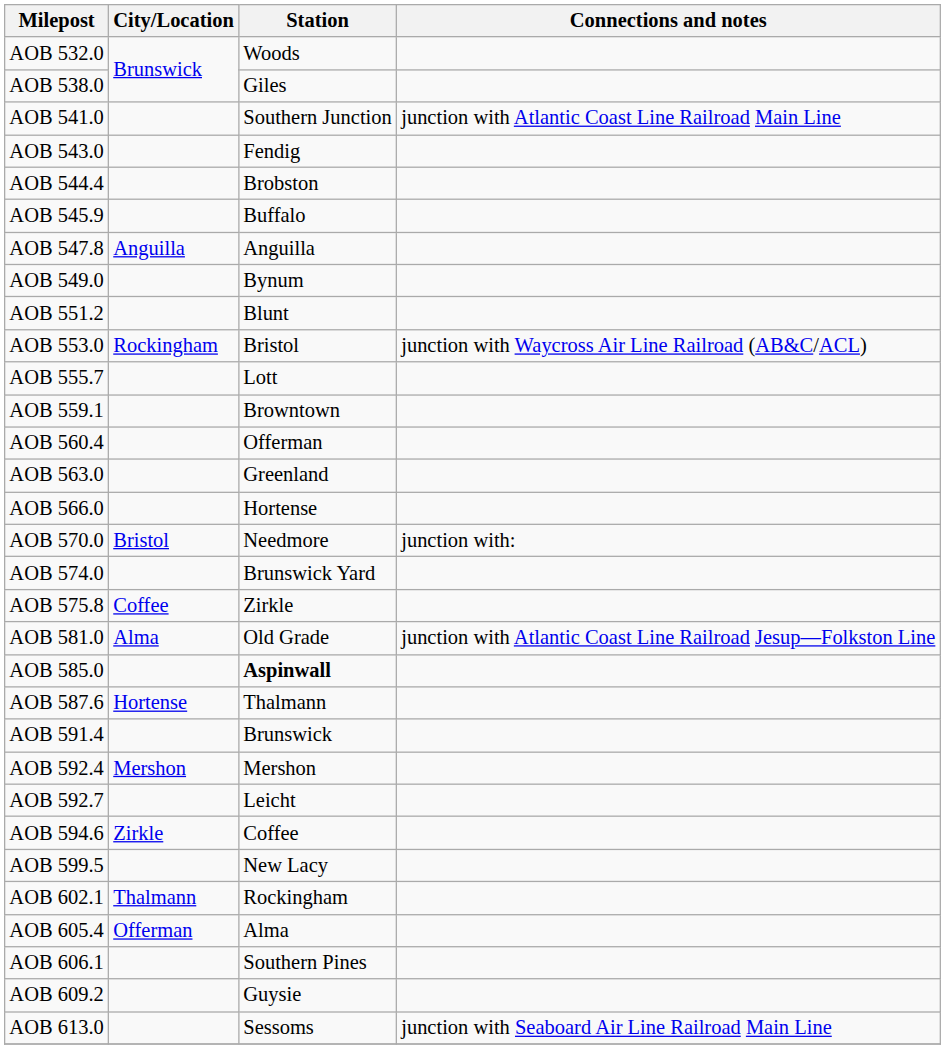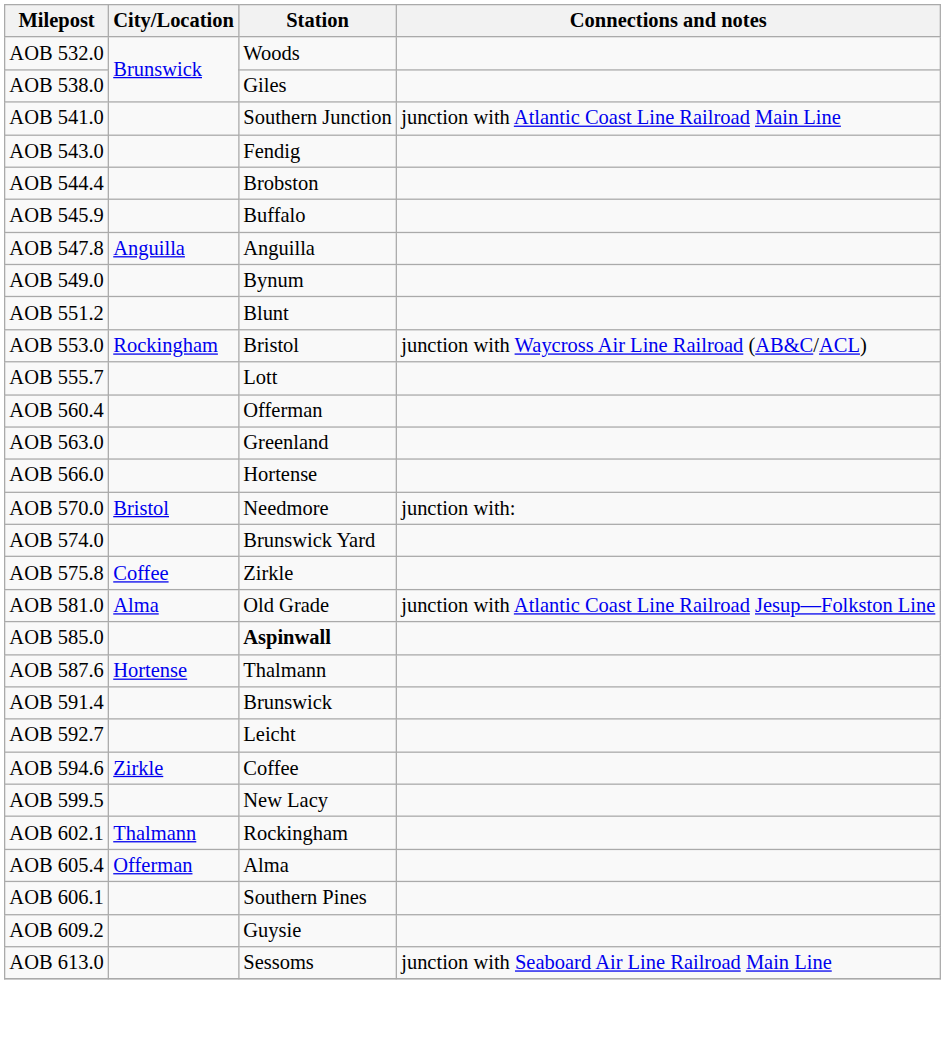- row: (57, 410)
- row: (57, 767)
